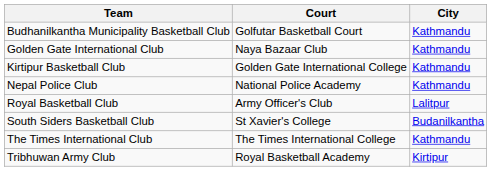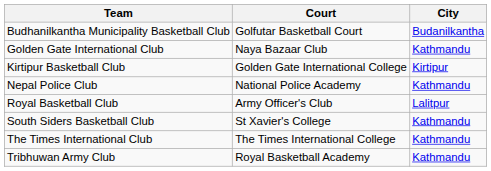(441, 31) Kathmandu -> (448, 31) Budanilkantha
(441, 67) Kathmandu -> (430, 67) Kirtipur
(448, 121) Budanilkantha -> (441, 121) Kathmandu
(430, 157) Kirtipur -> (441, 157) Kathmandu
